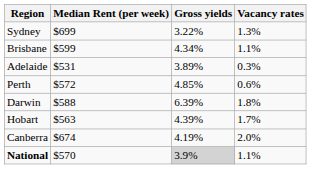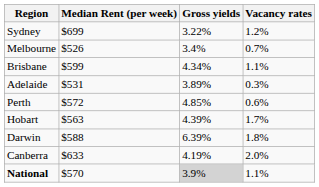(249, 31) 1.3% -> (257, 31) 1.2%
+ row: (32, 48)
rows swapped: (22, 119) <-> (24, 102)
(64, 137) $674 -> (72, 155) $633
